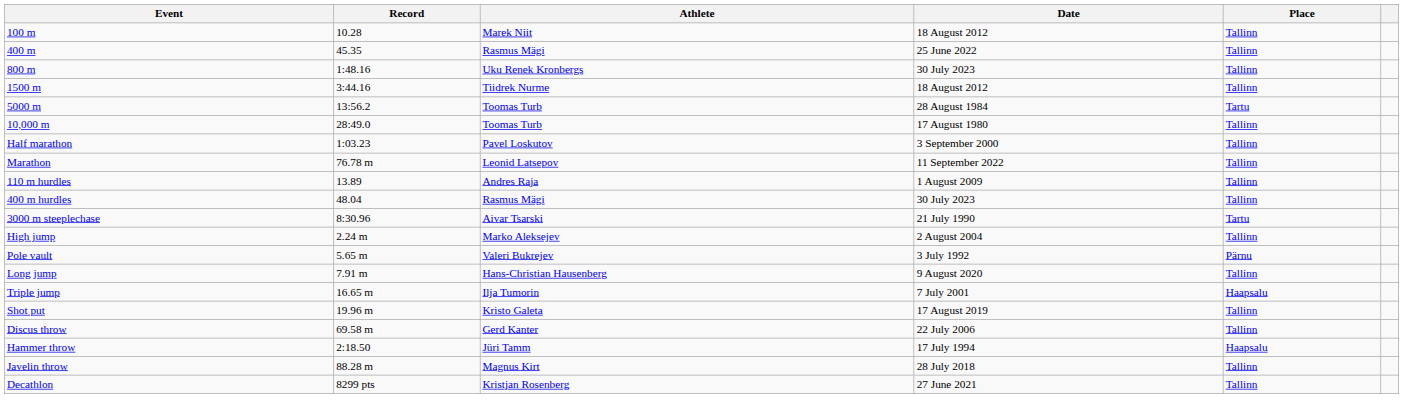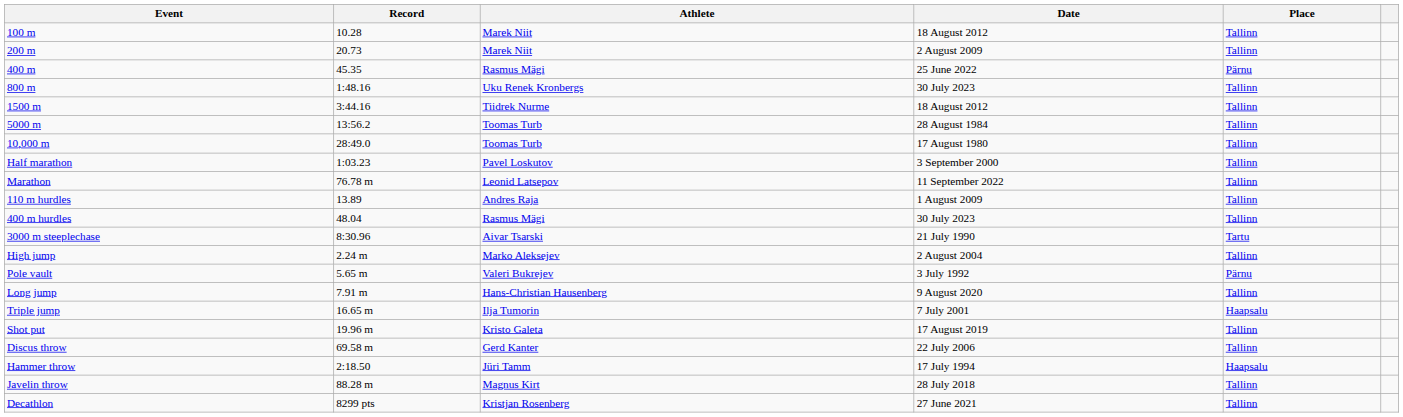+ row: (21, 51)
(1242, 51) Tallinn -> (1239, 69) Pärnu
(1238, 106) Tartu -> (1242, 125) Tallinn
